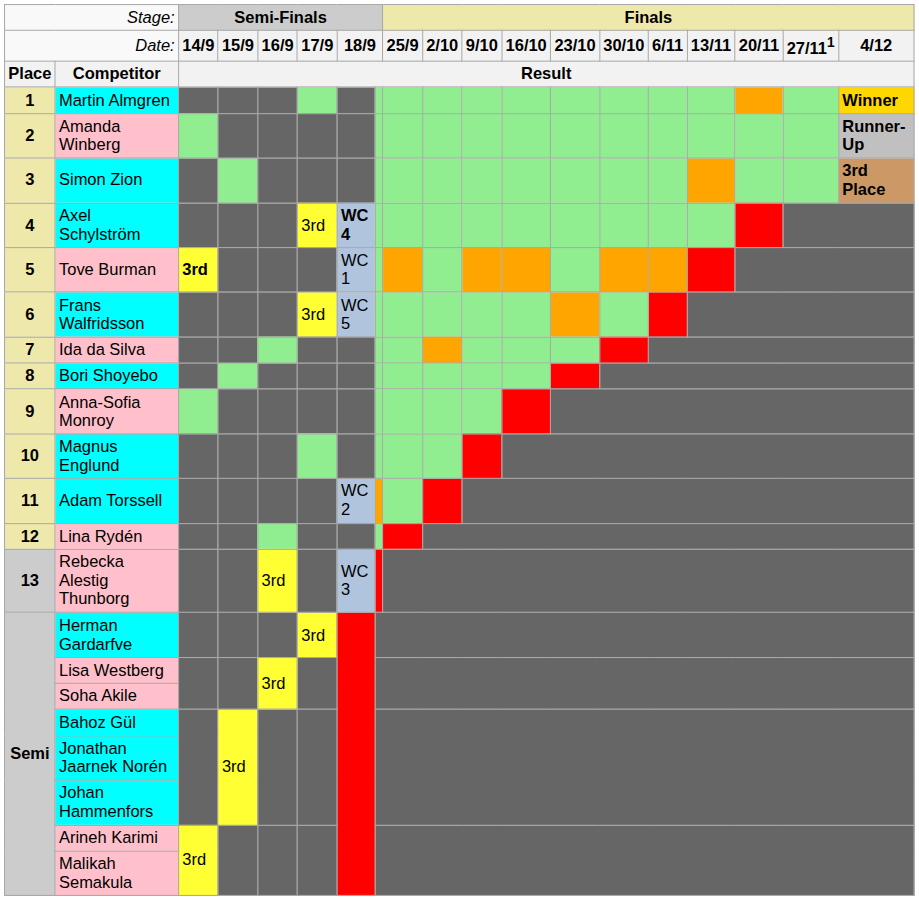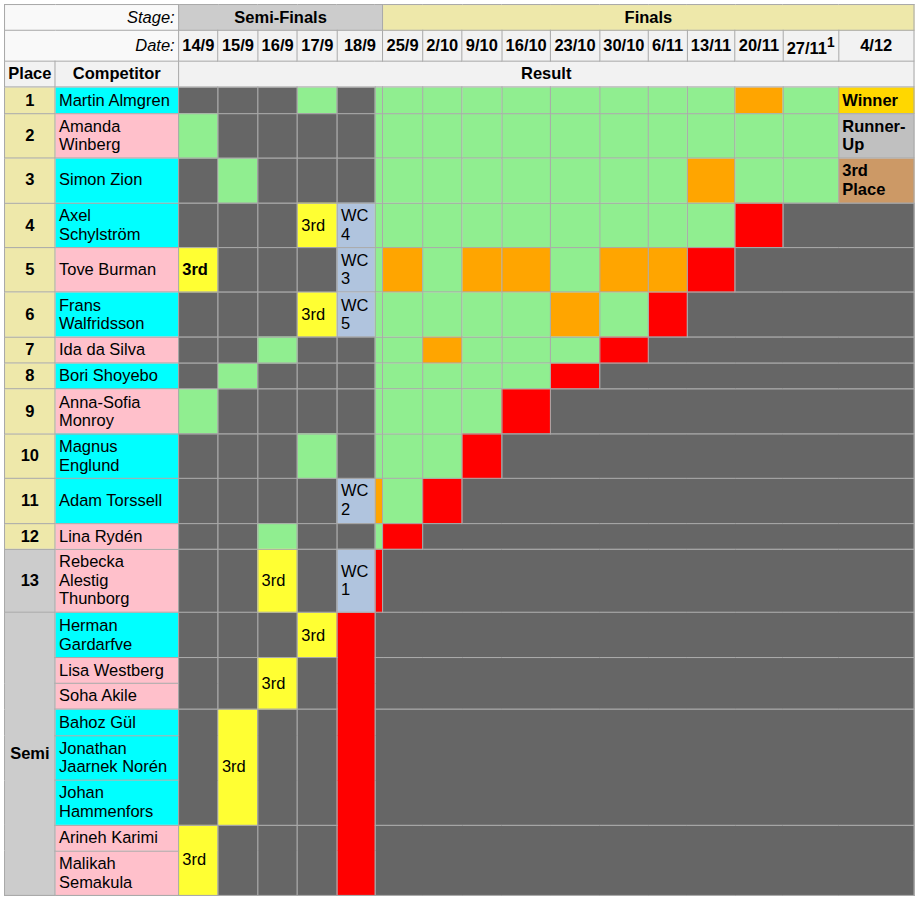(355, 225) bold -> (355, 225) normal
(355, 269) WC 1 -> (355, 269) WC 3
(355, 580) WC 3 -> (355, 580) WC 1
